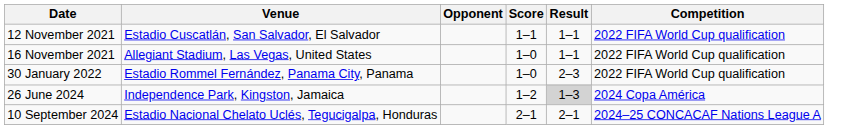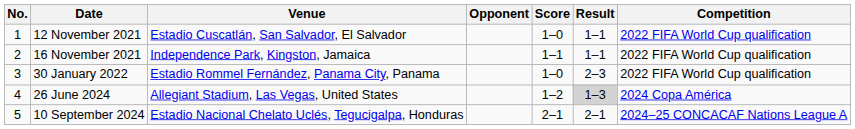+ column: (17, 14)
(526, 34) 1–1 -> (552, 34) 1–0
(248, 54) Allegiant Stadium, Las Vegas, United States -> (260, 54) Independence Park, Kingston, Jamaica
(526, 54) 1–0 -> (552, 54) 1–1
(234, 94) Independence Park, Kingston, Jamaica -> (274, 94) Allegiant Stadium, Las Vegas, United States
